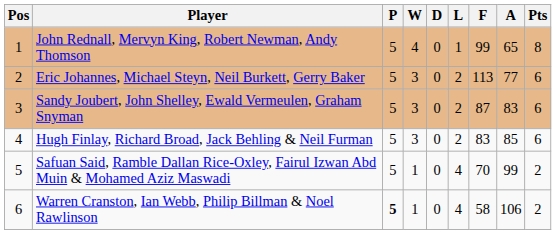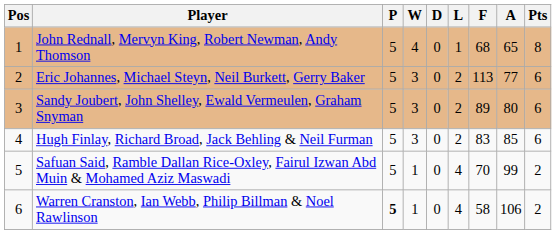(483, 46) 99 -> (483, 46) 68
(483, 108) 87 -> (483, 108) 89
(511, 108) 83 -> (511, 108) 80
